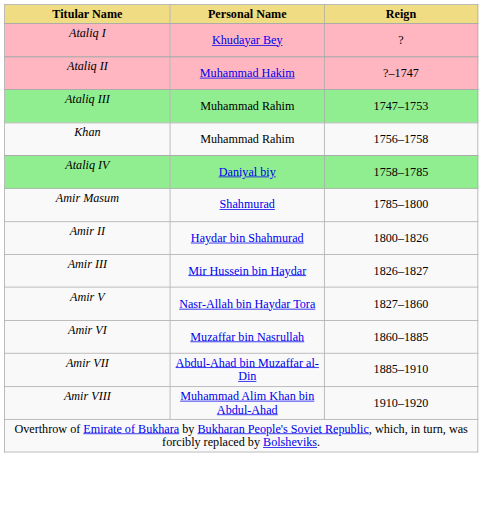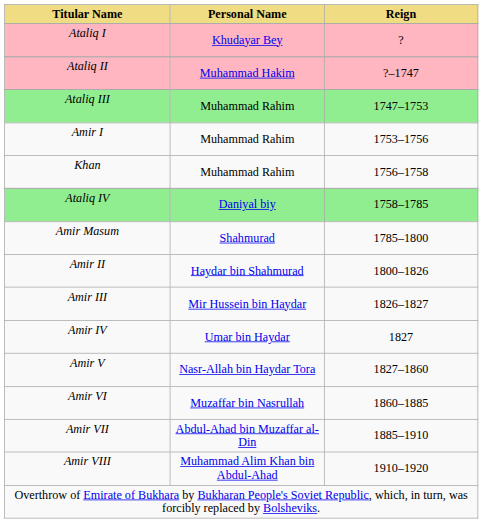+ row: (87, 132)
+ row: (87, 330)
